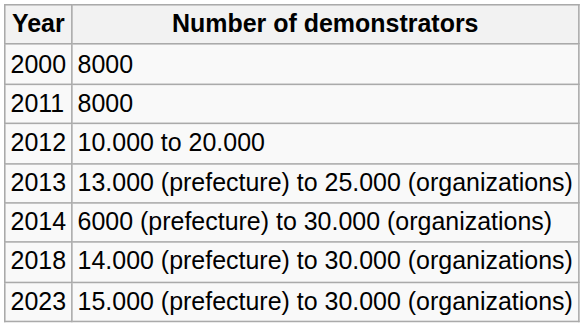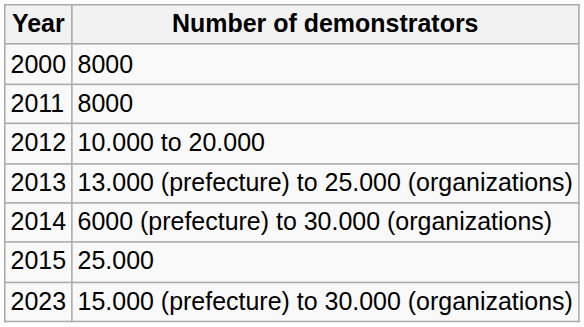+ row: (38, 261)
- row: (38, 261)
